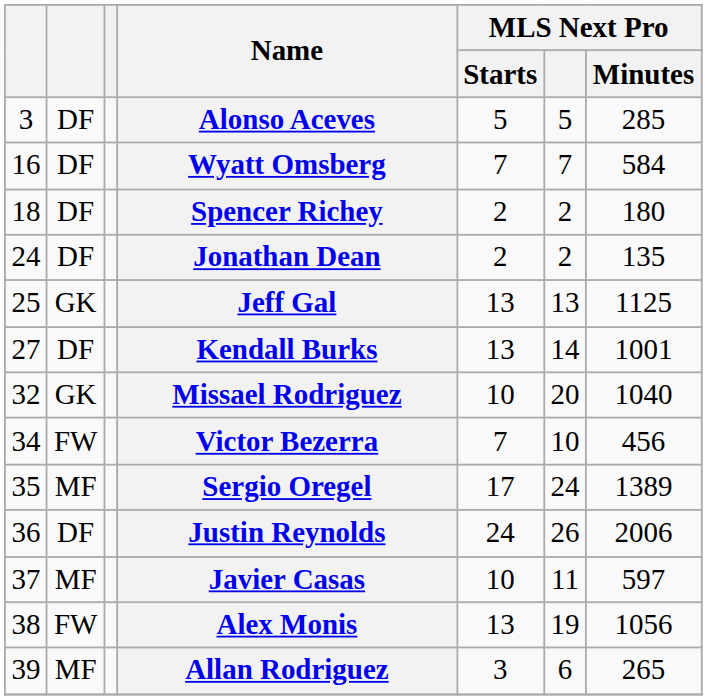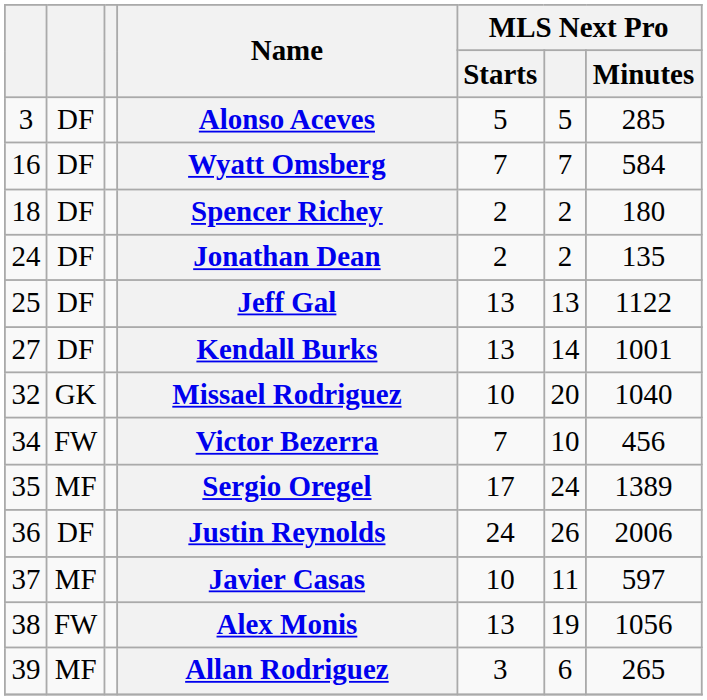(76, 303) GK -> (76, 303) DF
(644, 303) 1125 -> (644, 303) 1122
